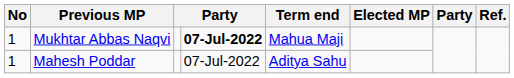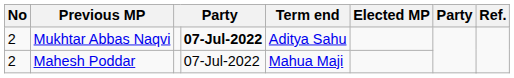(12, 38) 1 -> (12, 38) 2
(306, 38) Mahua Maji -> (308, 38) Aditya Sahu
(12, 61) 1 -> (12, 61) 2
(308, 61) Aditya Sahu -> (306, 61) Mahua Maji
